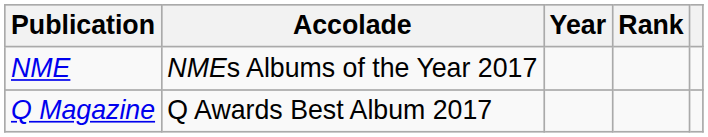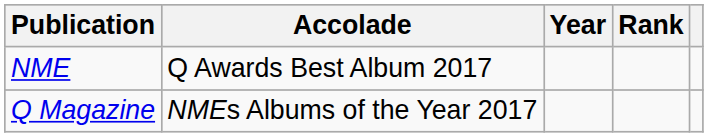(352, 68) NMEs Albums of the Year 2017 -> (330, 68) Q Awards Best Album 2017
(330, 110) Q Awards Best Album 2017 -> (352, 110) NMEs Albums of the Year 2017
